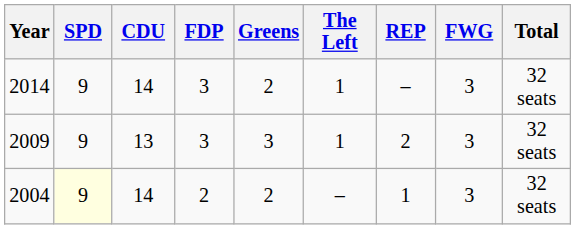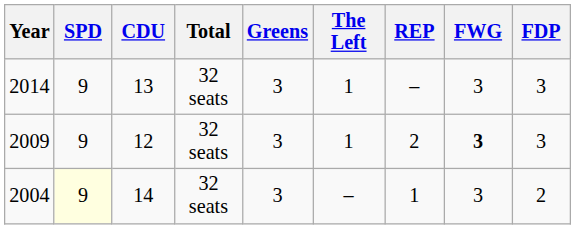columns swapped: (204, 31) <-> (537, 31)
(143, 86) 14 -> (143, 86) 13
(269, 86) 2 -> (277, 86) 3
(143, 141) 13 -> (143, 141) 12
(469, 141) normal -> (478, 141) bold
(269, 195) 2 -> (277, 195) 3
